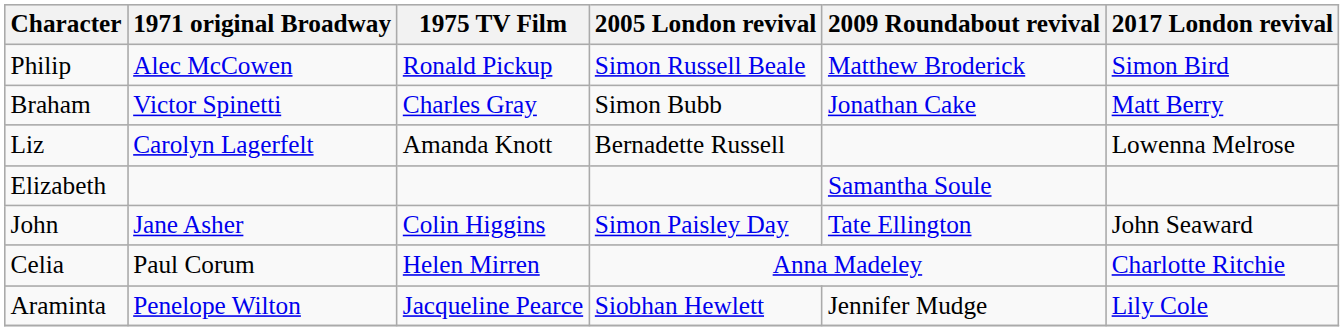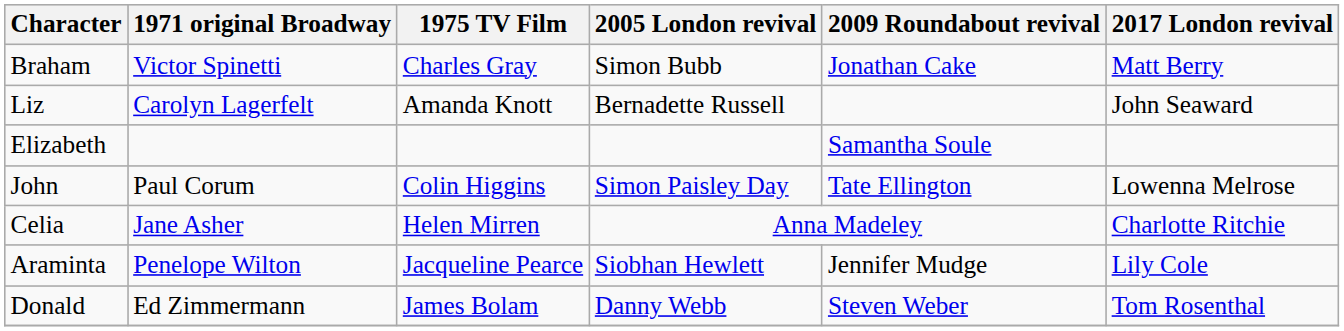- row: (41, 64)
(1203, 144) Lowenna Melrose -> (1182, 104) John Seaward
(188, 225) Jane Asher -> (194, 184) Paul Corum
(1182, 225) John Seaward -> (1203, 184) Lowenna Melrose
(194, 265) Paul Corum -> (188, 225) Jane Asher
+ row: (48, 305)
